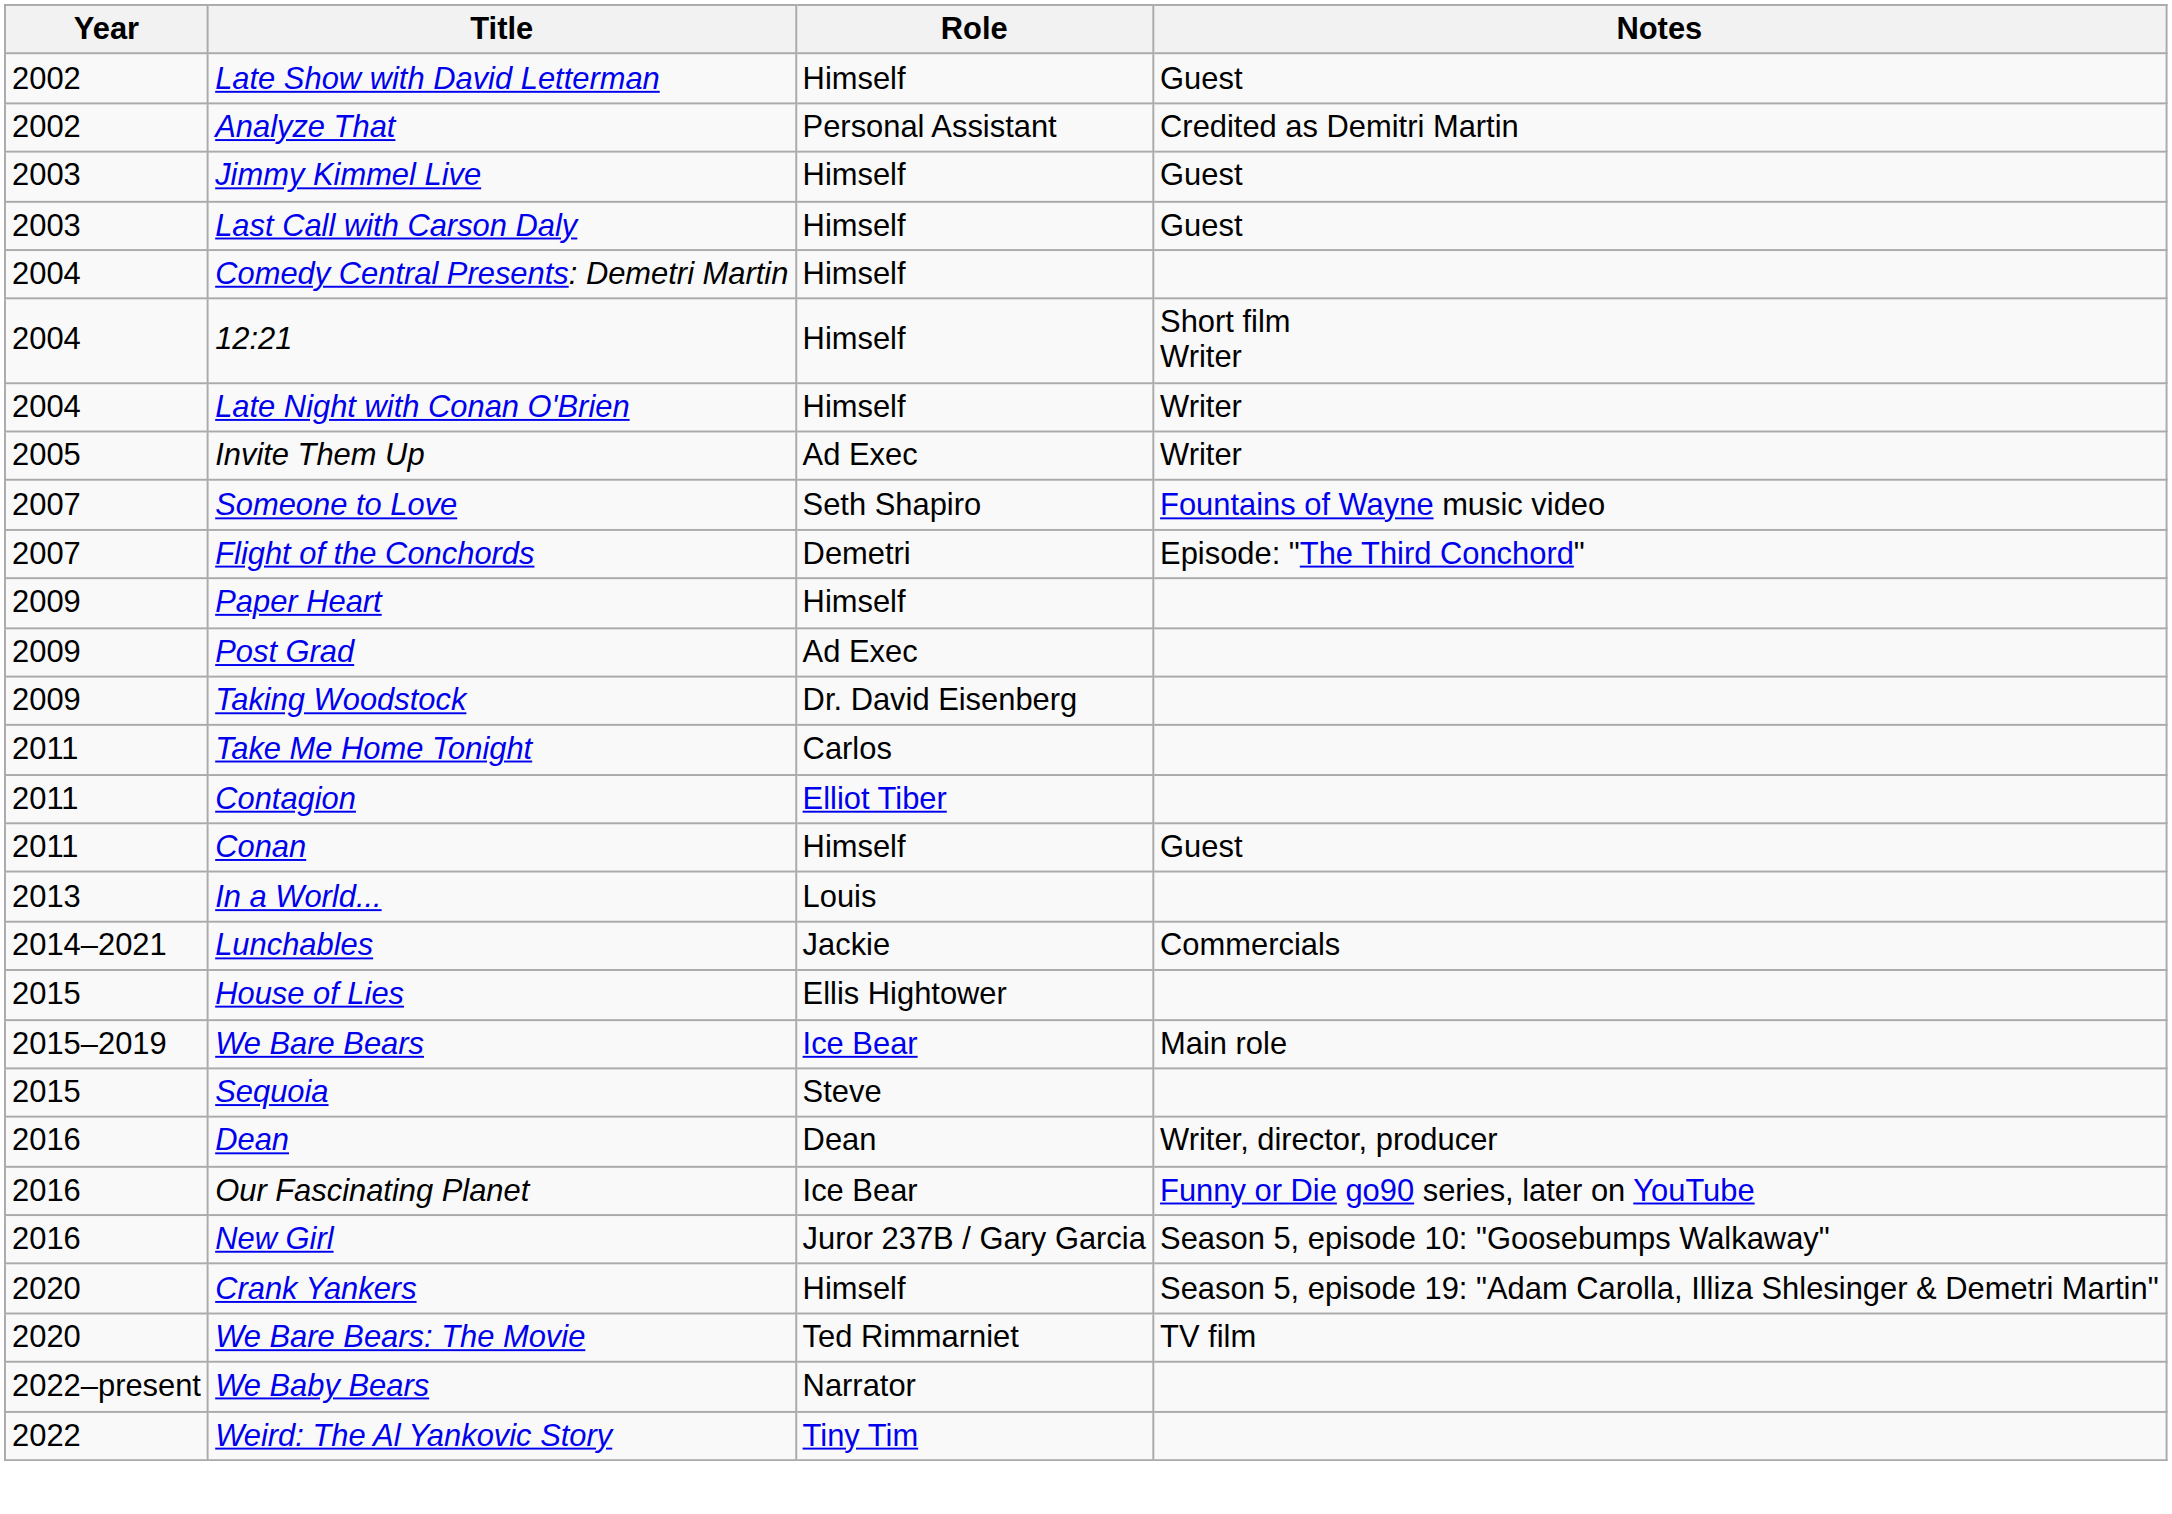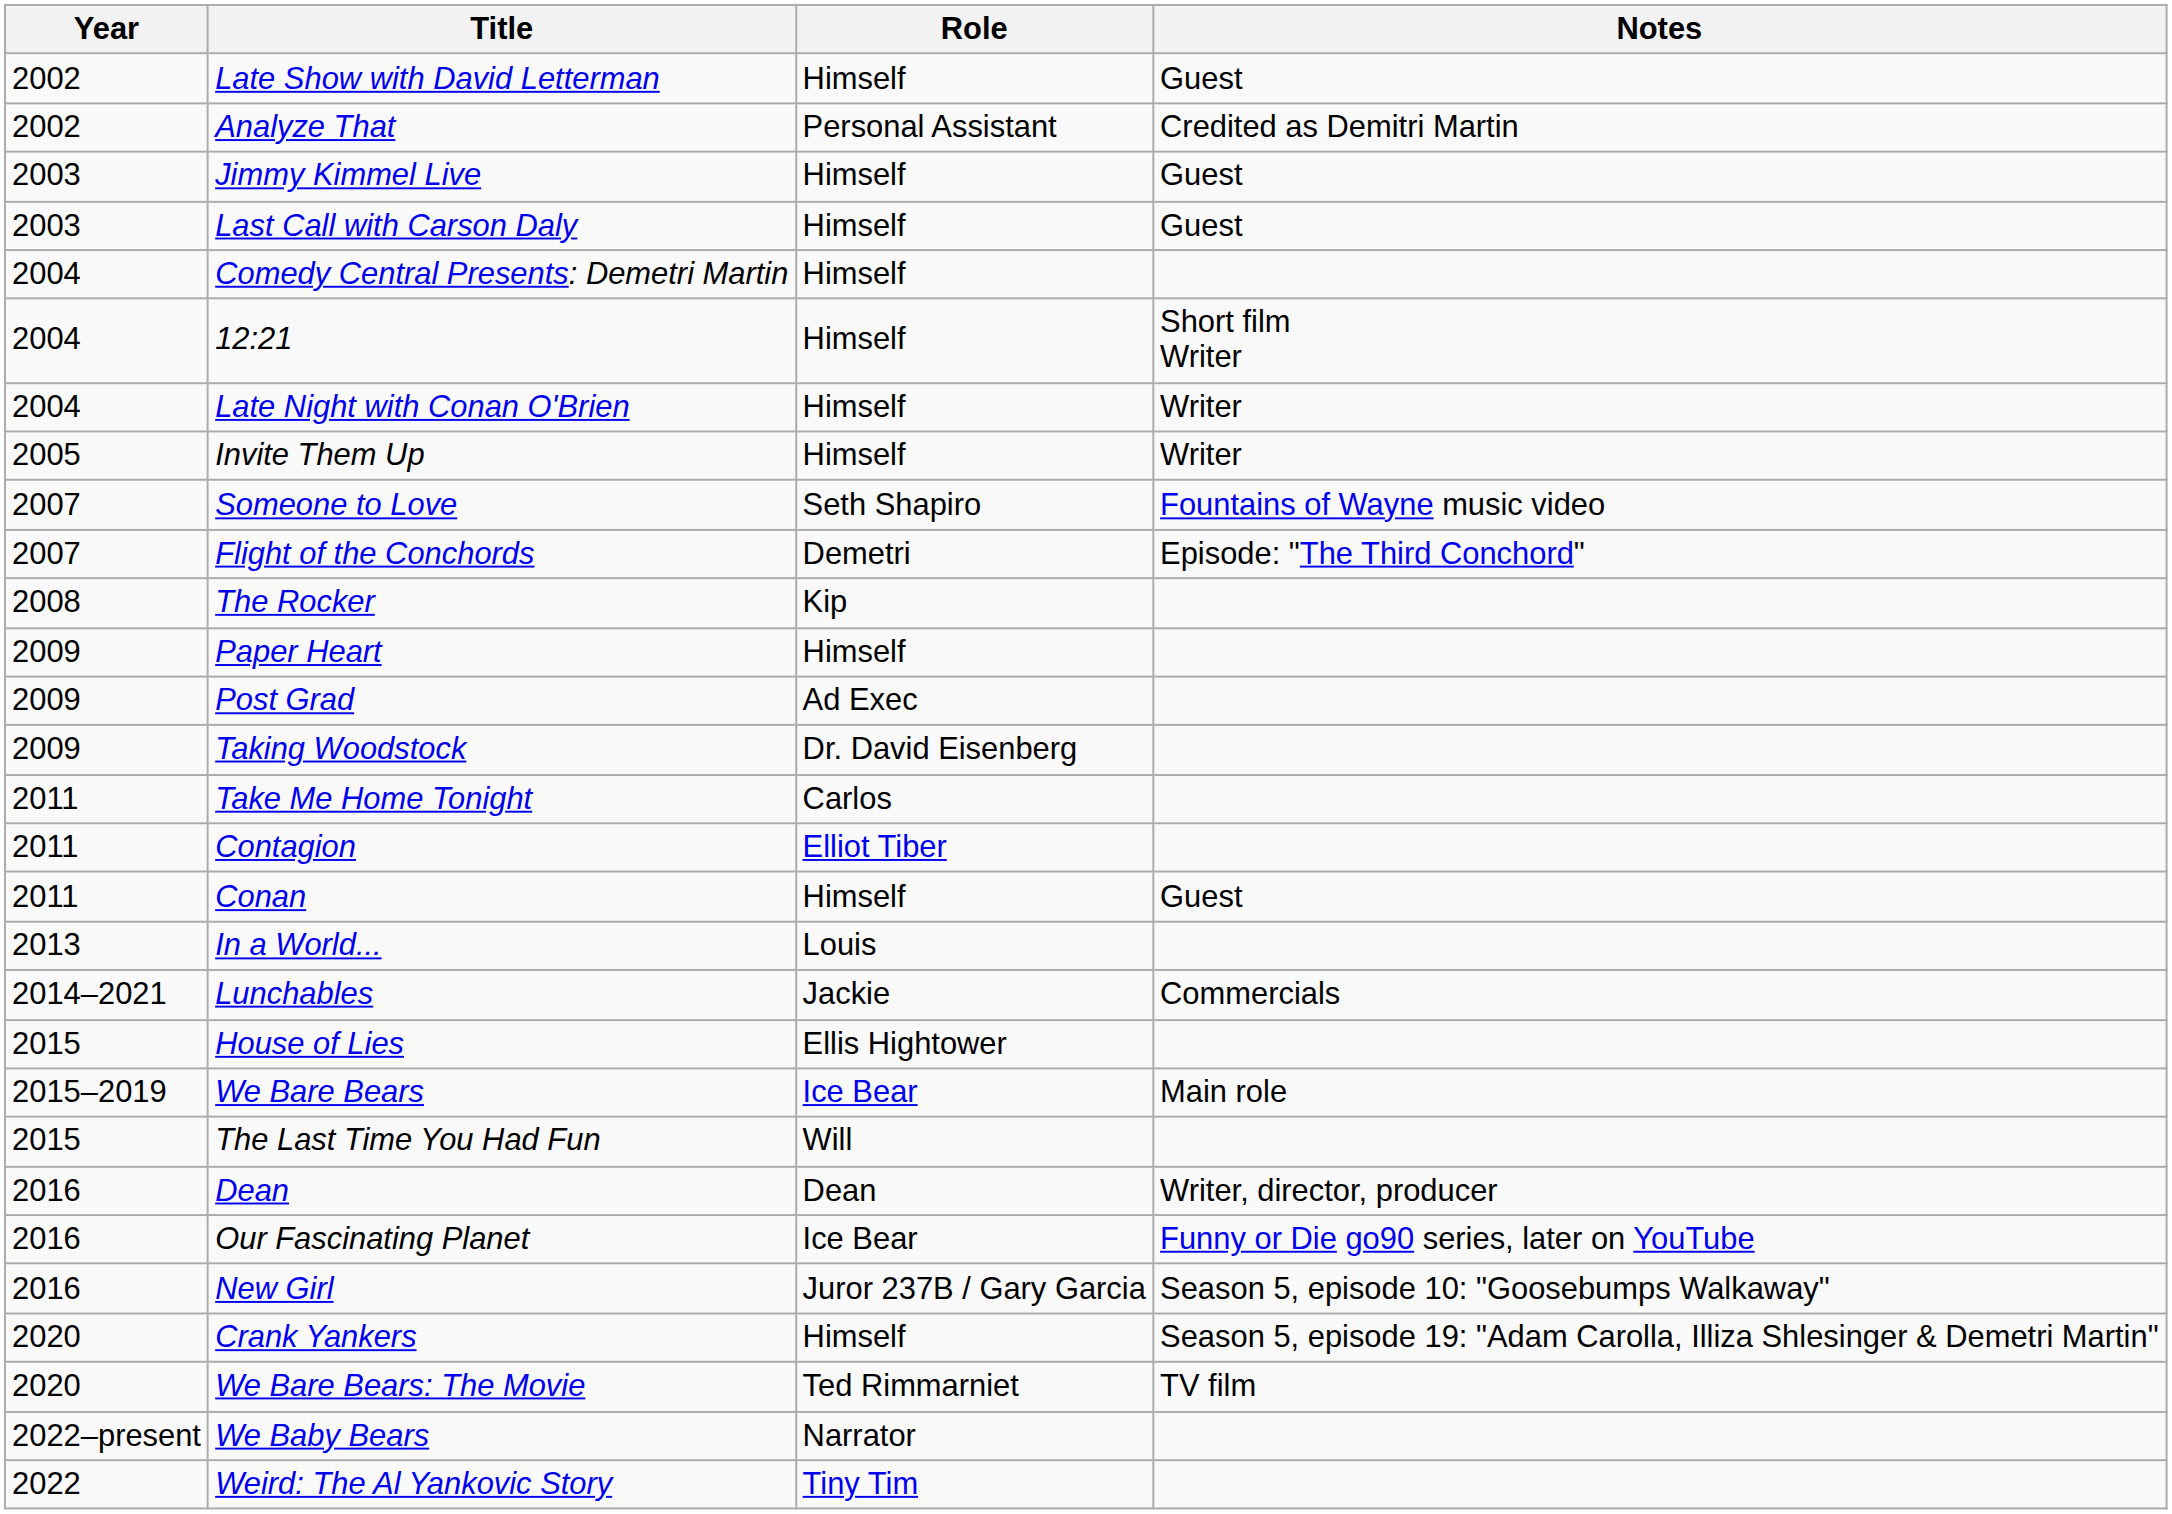(860, 455) Ad Exec -> (854, 455) Himself
+ row: (295, 602)
+ row: (408, 1141)
- row: (272, 1092)
